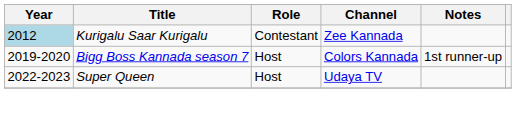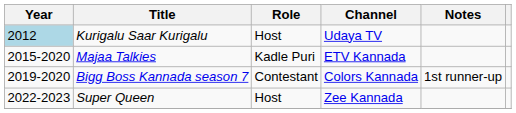(286, 35) Contestant -> (268, 35) Host
(363, 35) Zee Kannada -> (353, 35) Udaya TV
+ row: (116, 56)
(268, 56) Host -> (286, 77) Contestant
(353, 77) Udaya TV -> (363, 98) Zee Kannada
